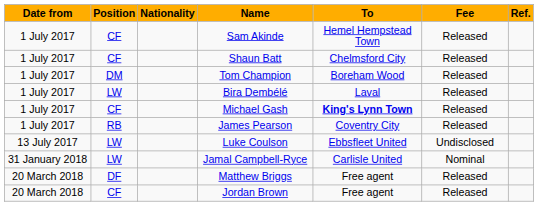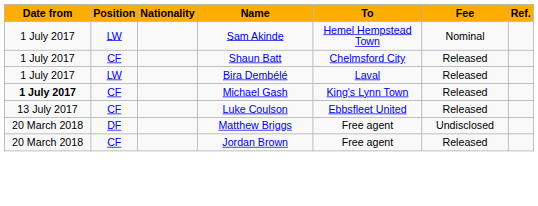(114, 36) CF -> (114, 36) LW
(465, 36) Released -> (465, 36) Nominal
- row: (255, 76)
(48, 109) normal -> (48, 92) bold
(367, 109) bold -> (367, 92) normal
- row: (255, 126)
(114, 143) LW -> (114, 109) CF
(465, 143) Undisclosed -> (465, 109) Released
- row: (255, 160)
(465, 177) Released -> (465, 126) Undisclosed
